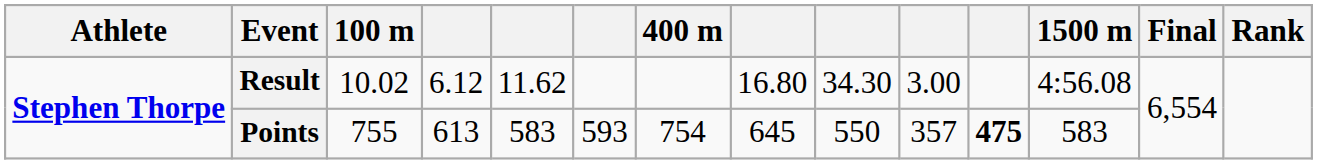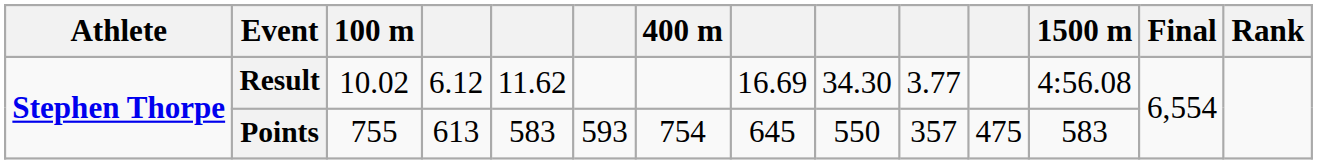(772, 81) 16.80 -> (772, 81) 16.69
(934, 81) 3.00 -> (934, 81) 3.77
(999, 133) bold -> (999, 133) normal
